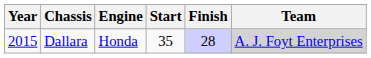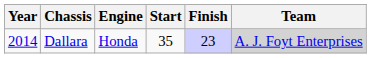(23, 41) 2015 -> (23, 41) 2014
(208, 41) 28 -> (208, 41) 23
